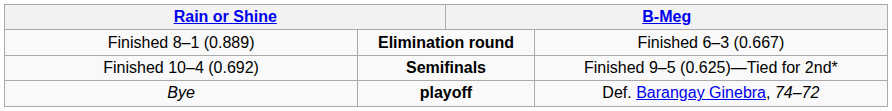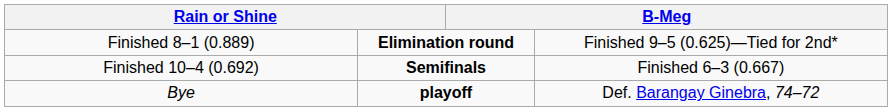(711, 42) Finished 6–3 (0.667) -> (711, 42) Finished 9–5 (0.625)—Tied for 2nd*
(711, 67) Finished 9–5 (0.625)—Tied for 2nd* -> (711, 67) Finished 6–3 (0.667)
